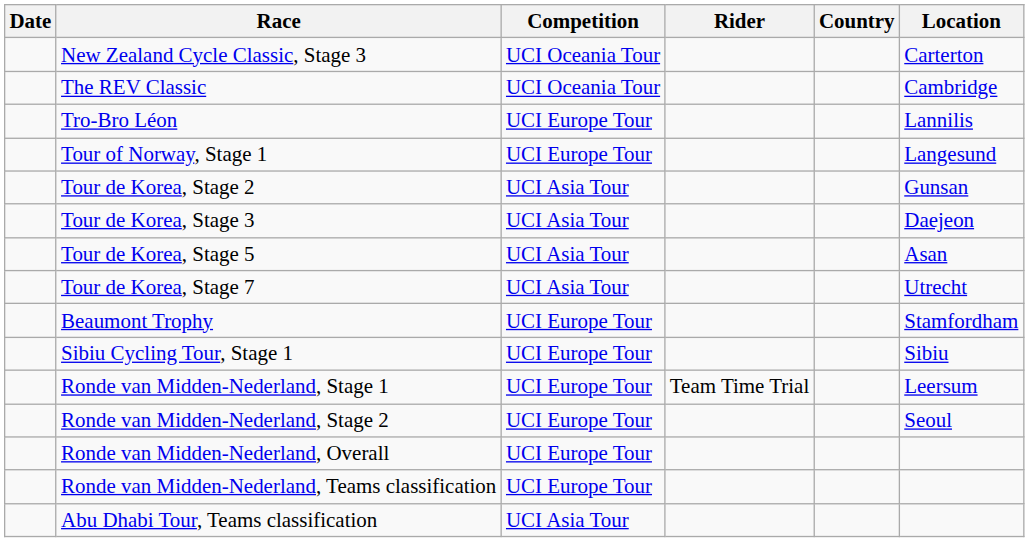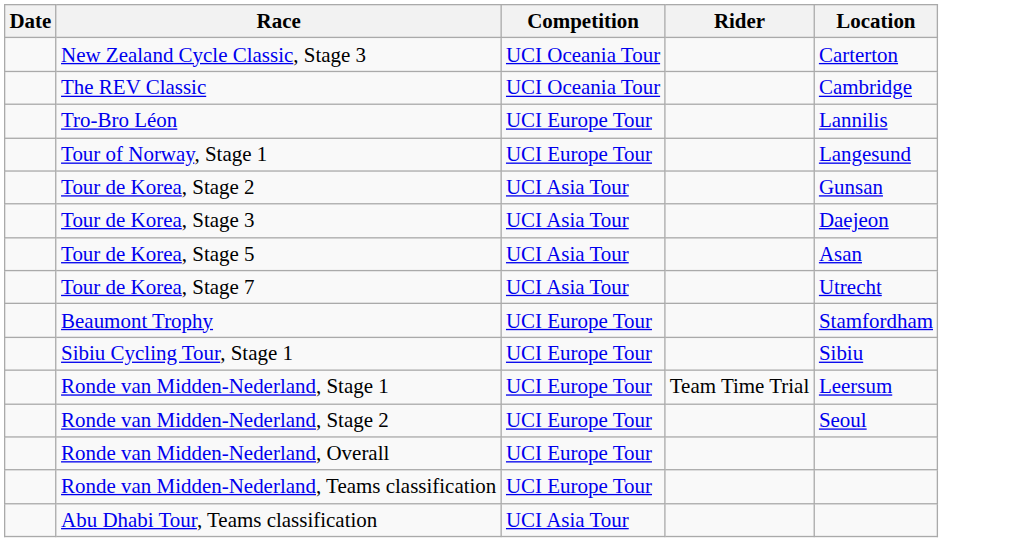- column: (857, 21)
